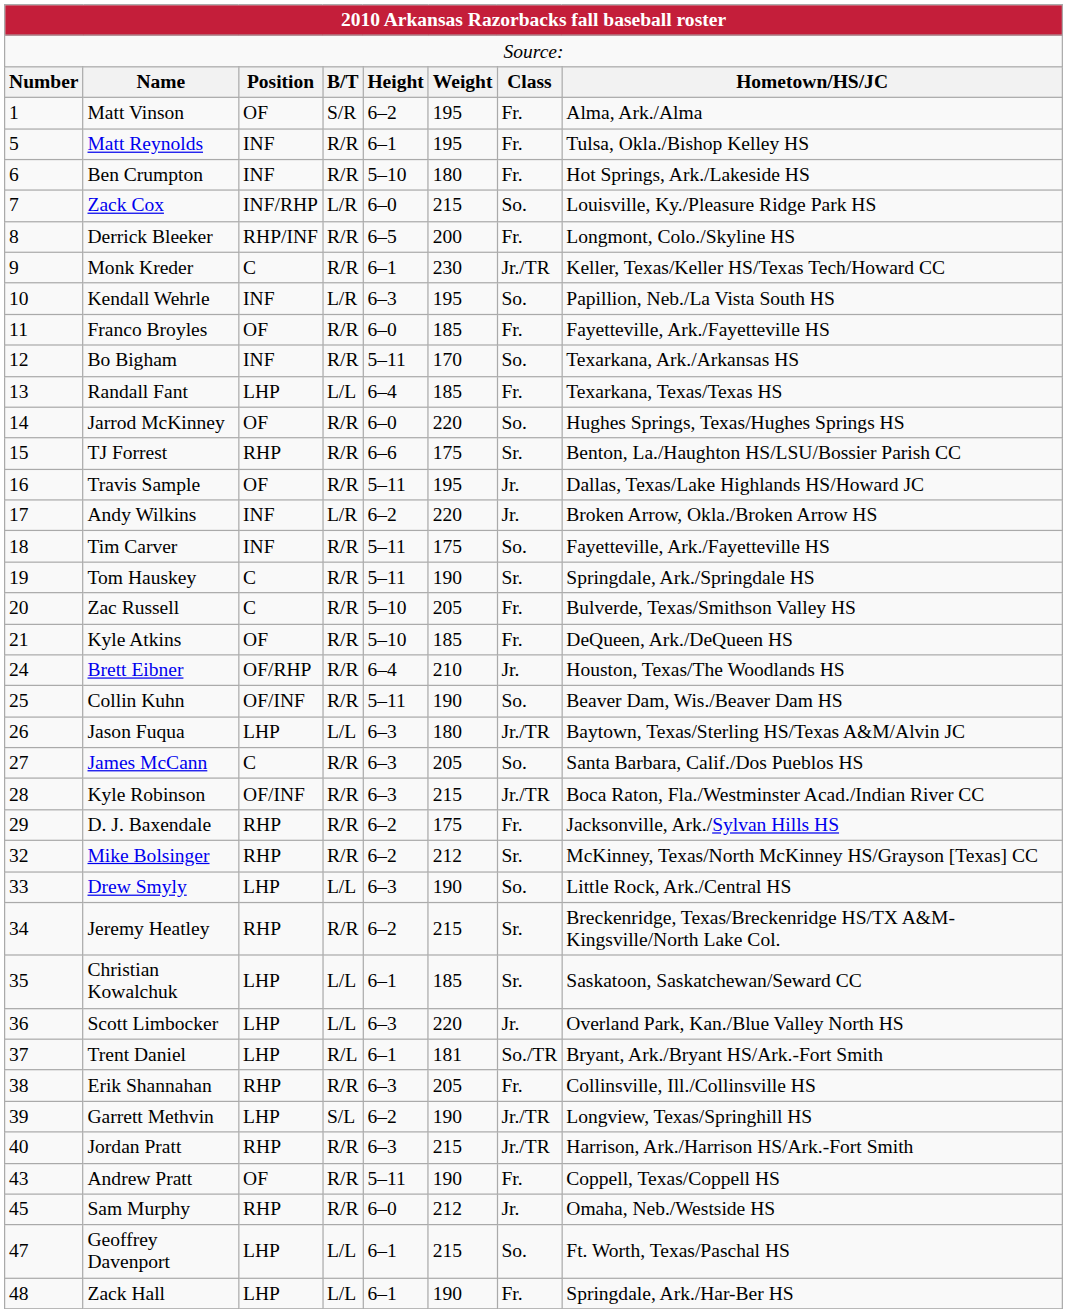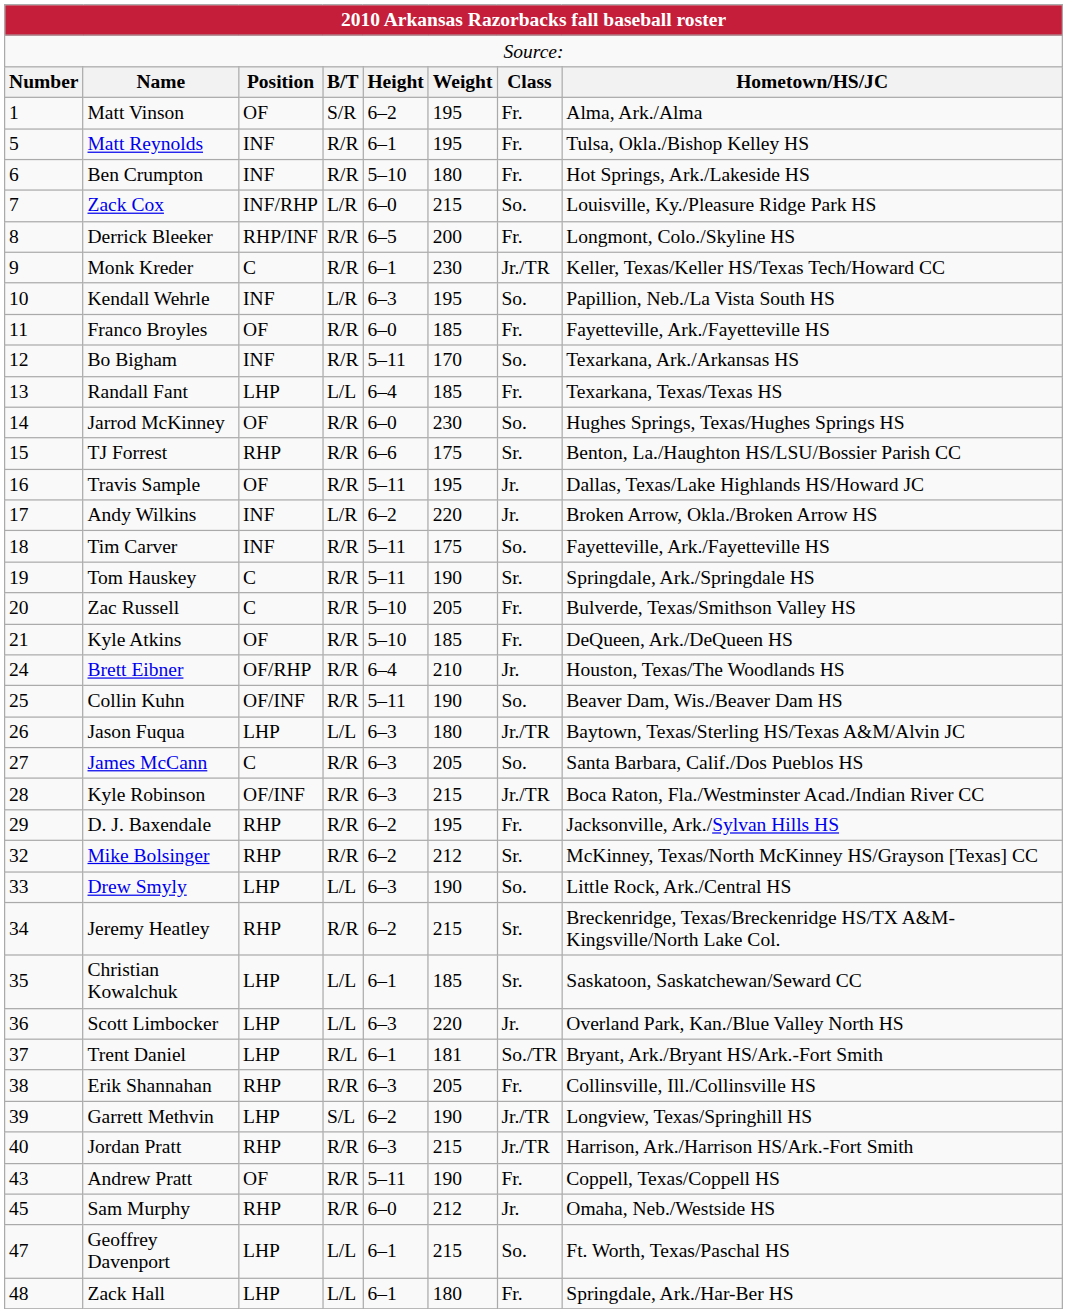(447, 422) 220 -> (447, 422) 230
(447, 824) 175 -> (447, 824) 195
(447, 1293) 190 -> (447, 1293) 180
